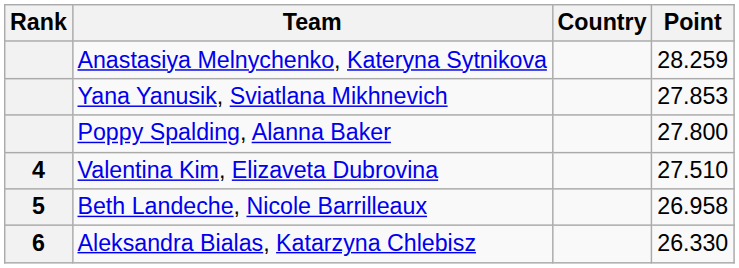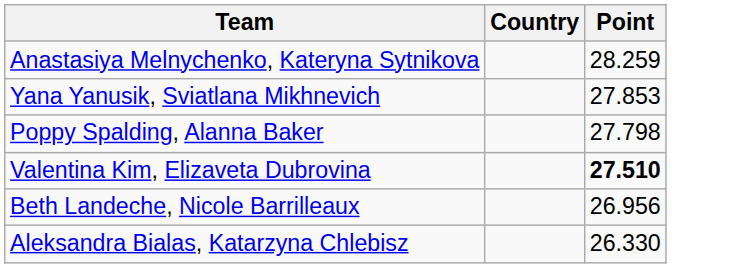- column: (38, 22)
(693, 133) 27.800 -> (625, 133) 27.798
(693, 170) normal -> (625, 170) bold
(693, 206) 26.958 -> (625, 206) 26.956
